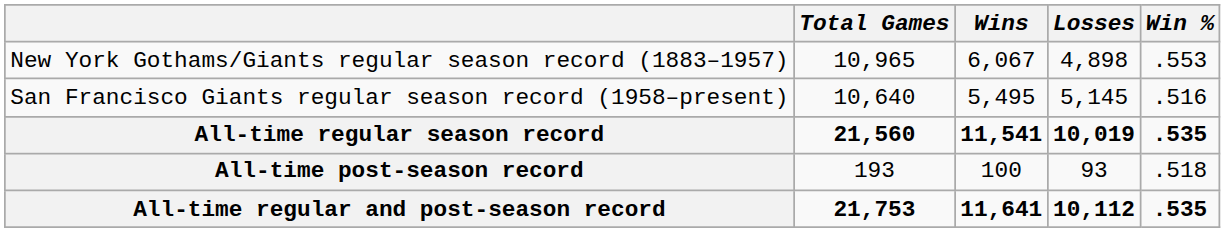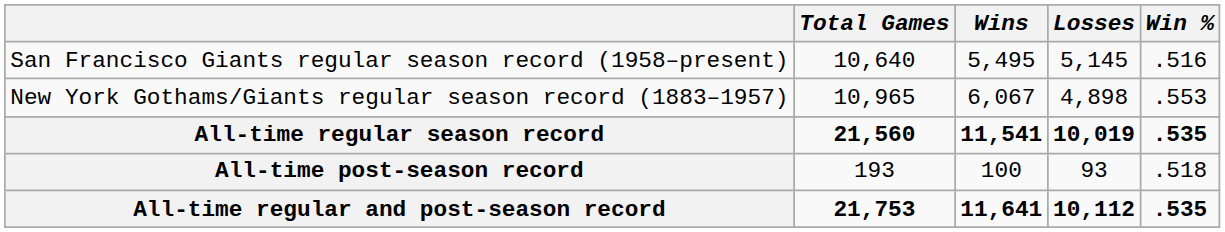rows swapped: (399, 60) <-> (399, 98)
